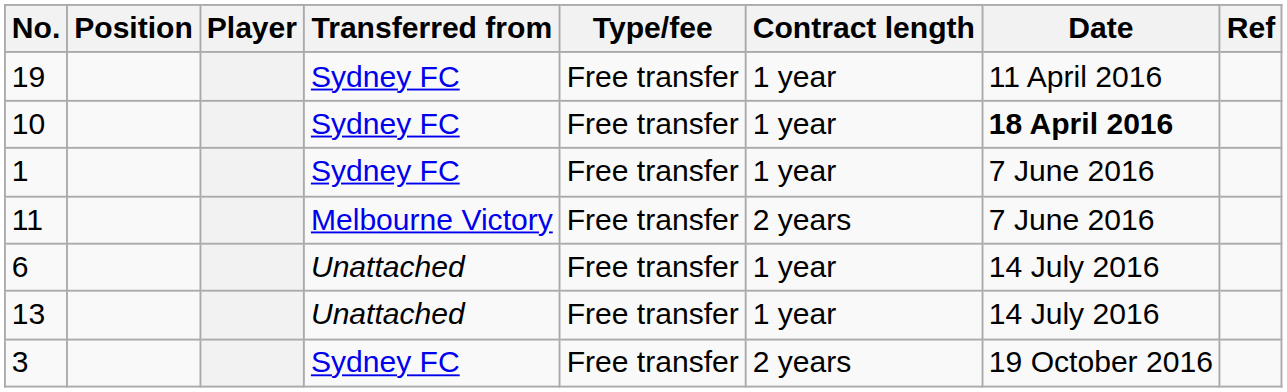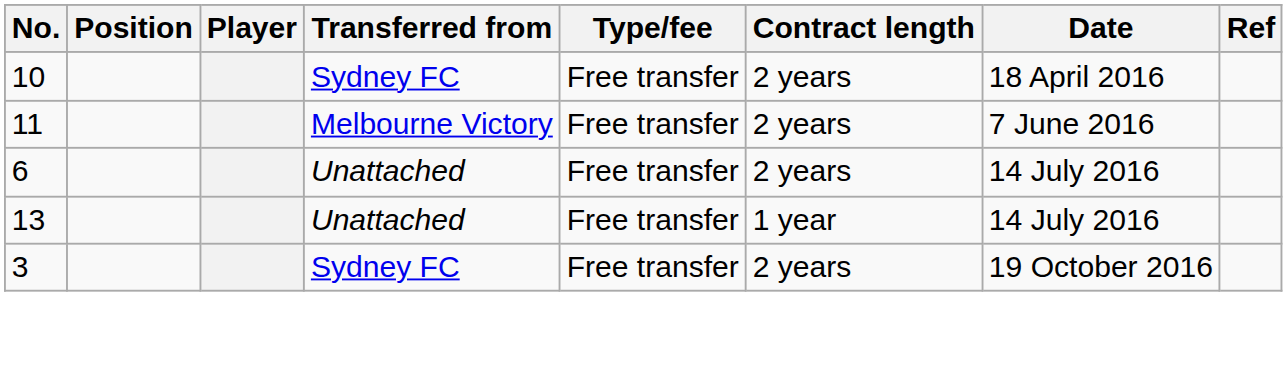- row: (29, 76)
(795, 123) 1 year -> (802, 76) 2 years
(1081, 123) bold -> (1077, 76) normal
- row: (20, 171)
(795, 266) 1 year -> (802, 171) 2 years
